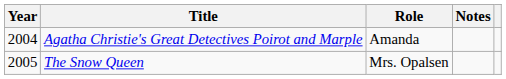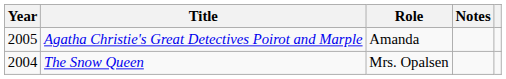(23, 39) 2004 -> (23, 39) 2005
(23, 62) 2005 -> (23, 62) 2004
